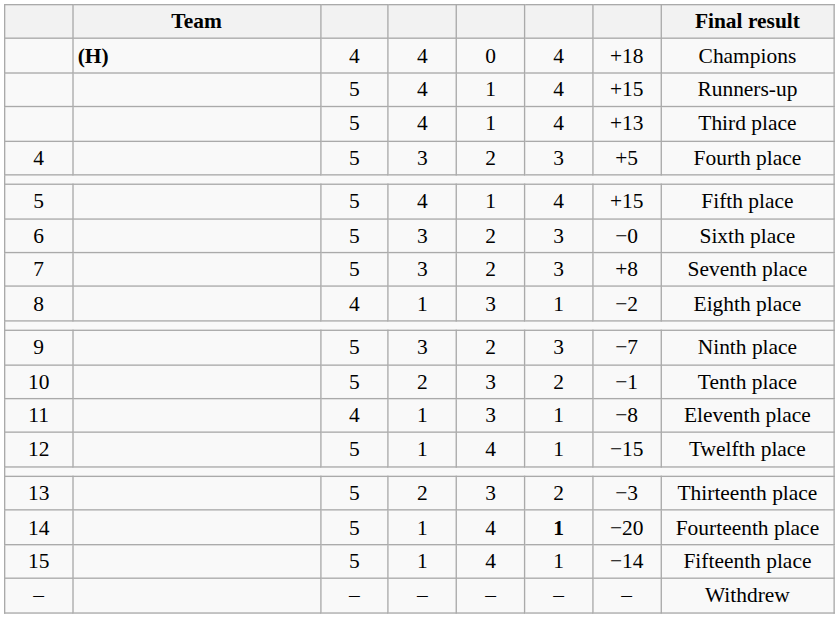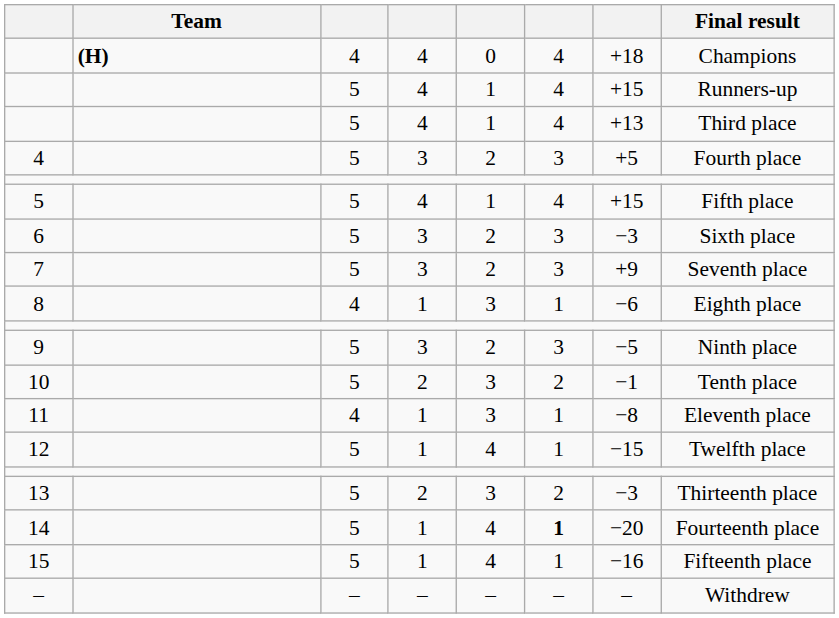(627, 235) −0 -> (627, 235) −3
(627, 269) +8 -> (627, 269) +9
(627, 303) −2 -> (627, 303) −6
(627, 347) −7 -> (627, 347) −5
(627, 561) −14 -> (627, 561) −16
